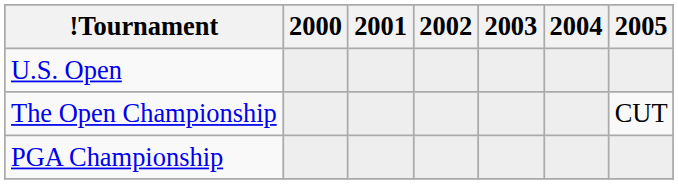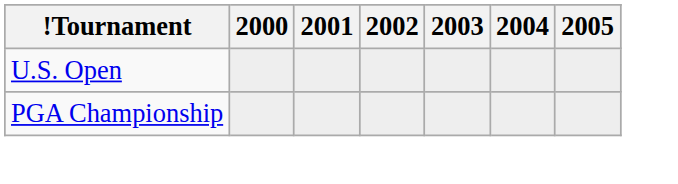- row: (144, 113)
